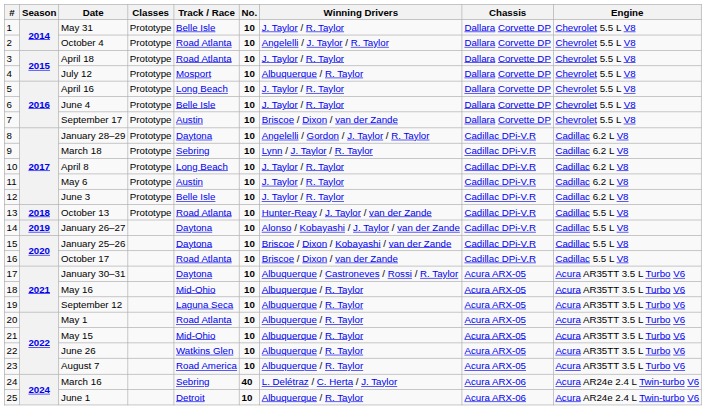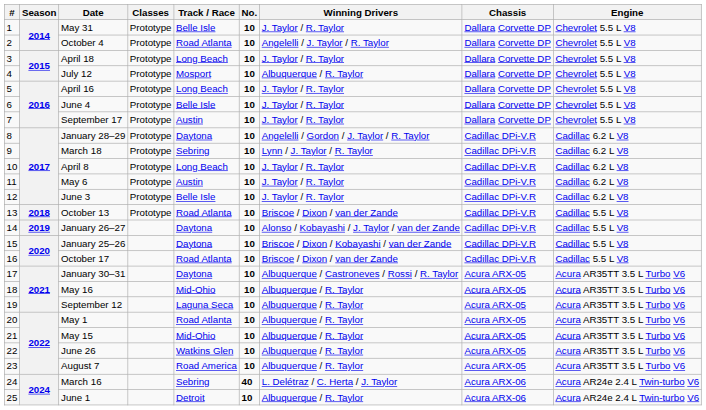(204, 58) Road Atlanta -> (202, 58) Long Beach
(330, 120) Briscoe / Dixon / van der Zande -> (303, 120) J. Taylor / R. Taylor
(347, 212) Hunter-Reay / J. Taylor / van der Zande -> (330, 212) Briscoe / Dixon / van der Zande
